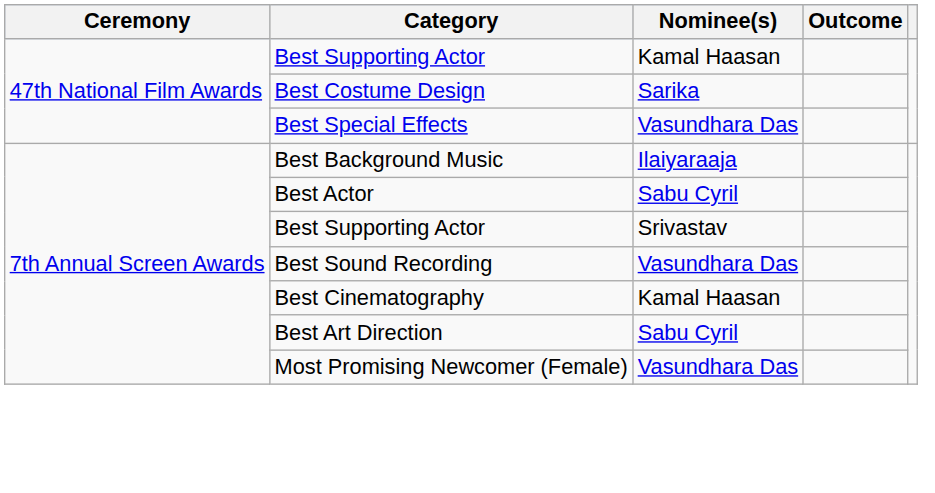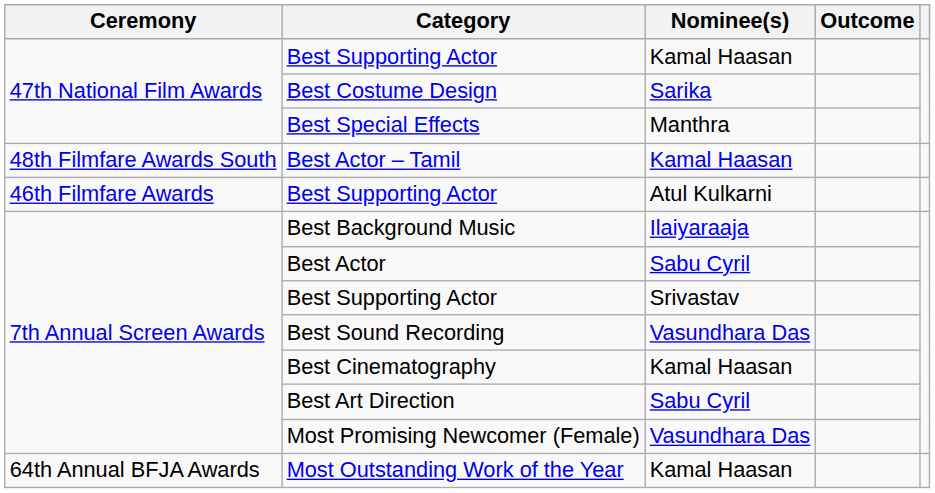(718, 125) Vasundhara Das -> (690, 125) Manthra
+ row: (143, 159)
+ row: (112, 194)
+ row: (135, 470)
